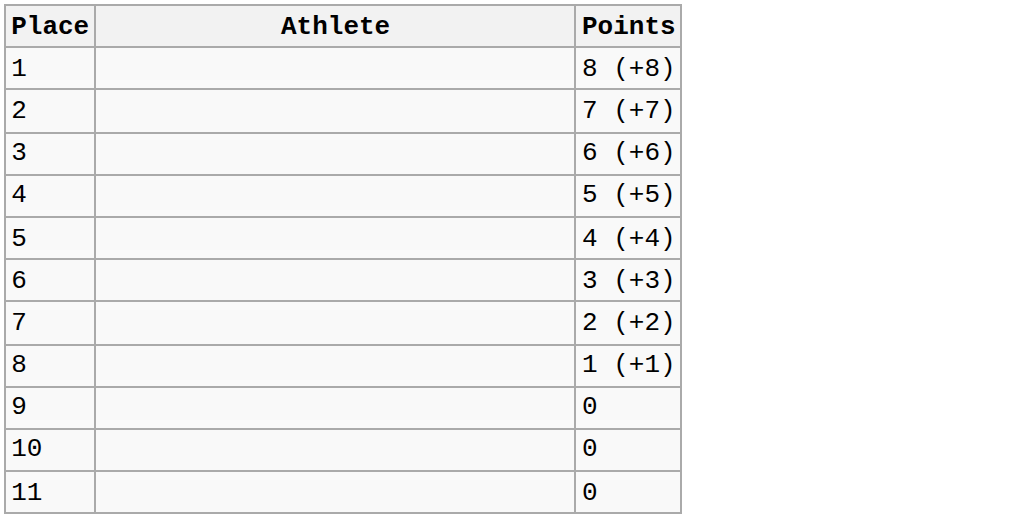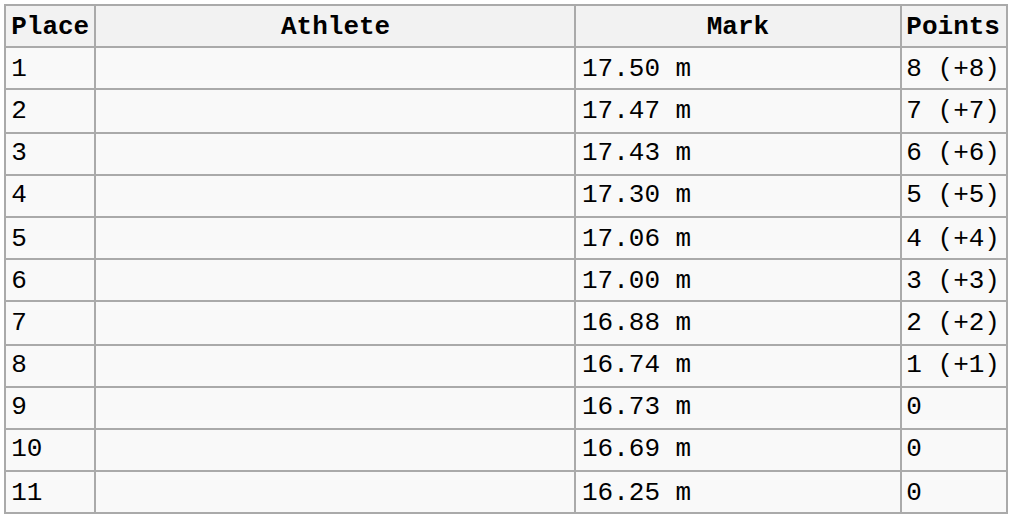+ column: (738, 26)
